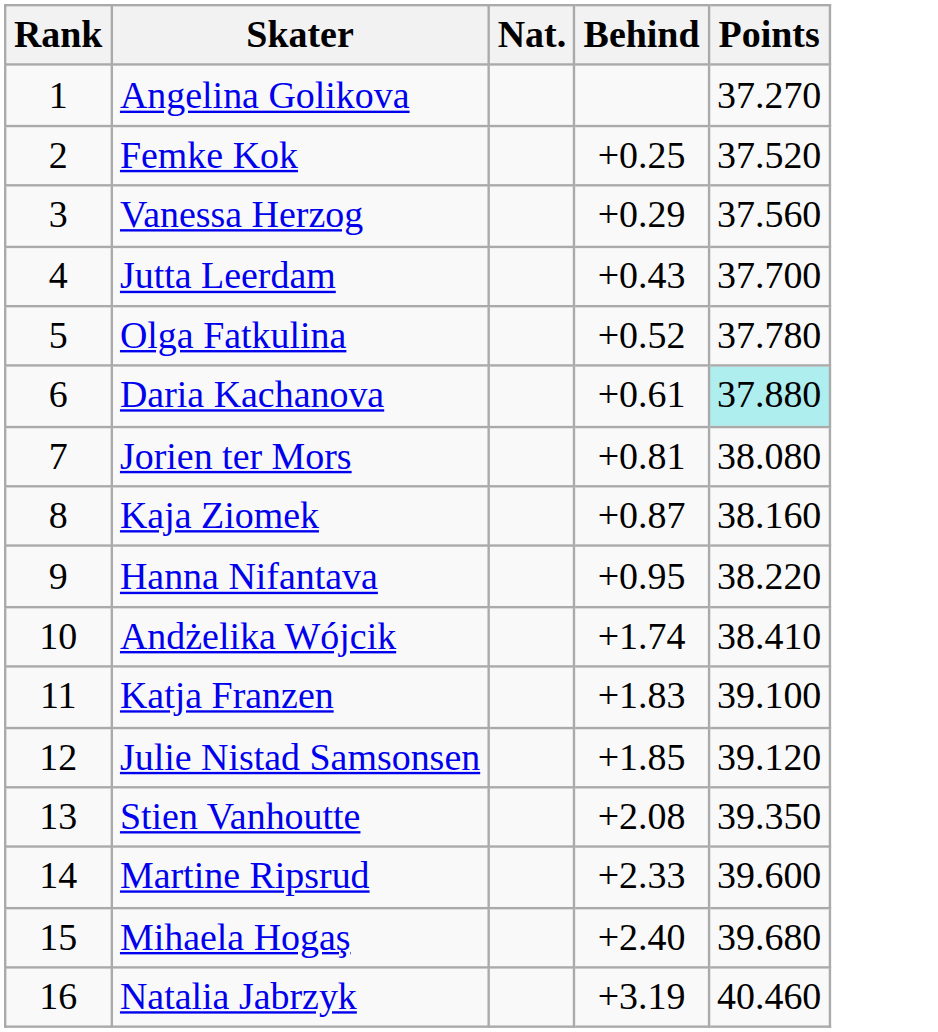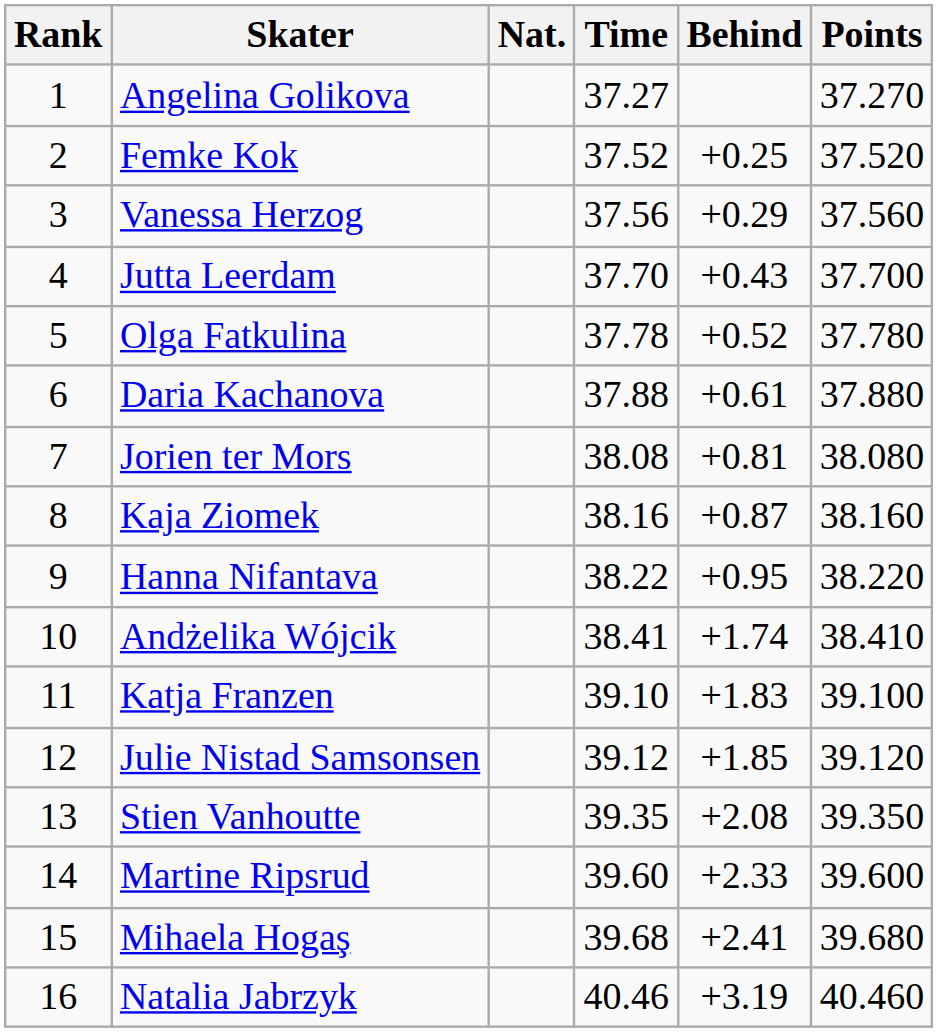+ column: (626, 34)
(769, 395) paleturquoise background -> (872, 395) no background
(642, 936) +2.40 -> (744, 936) +2.41
